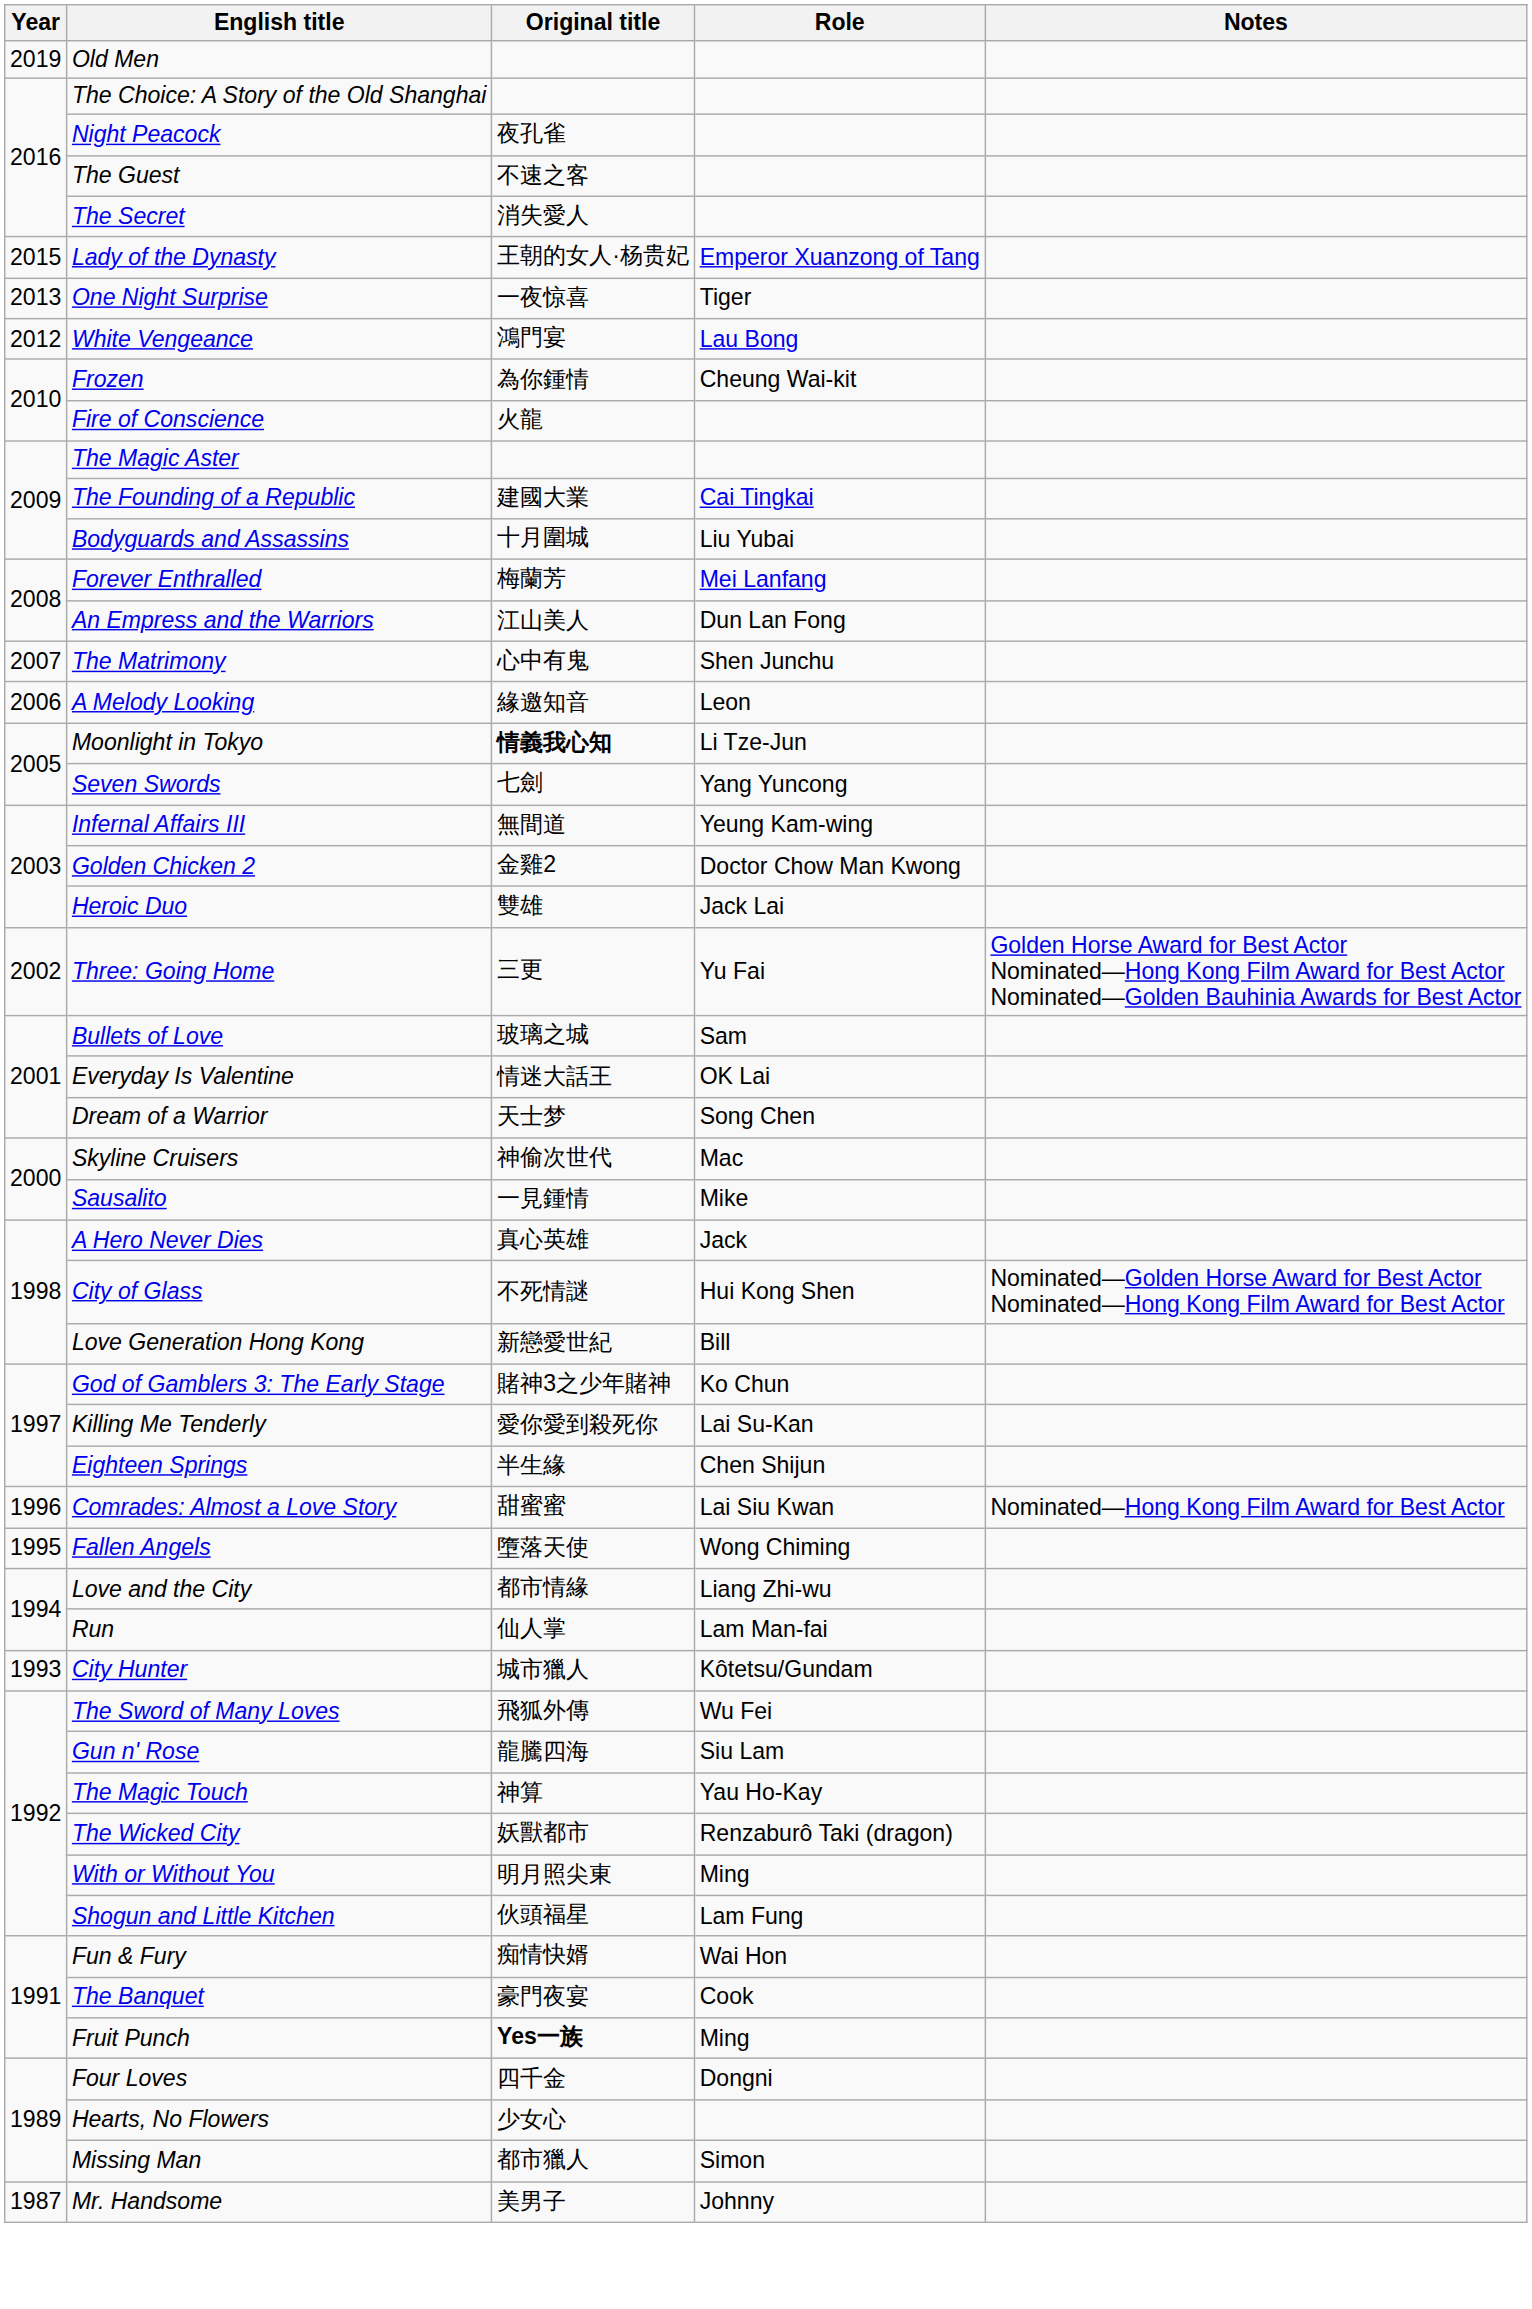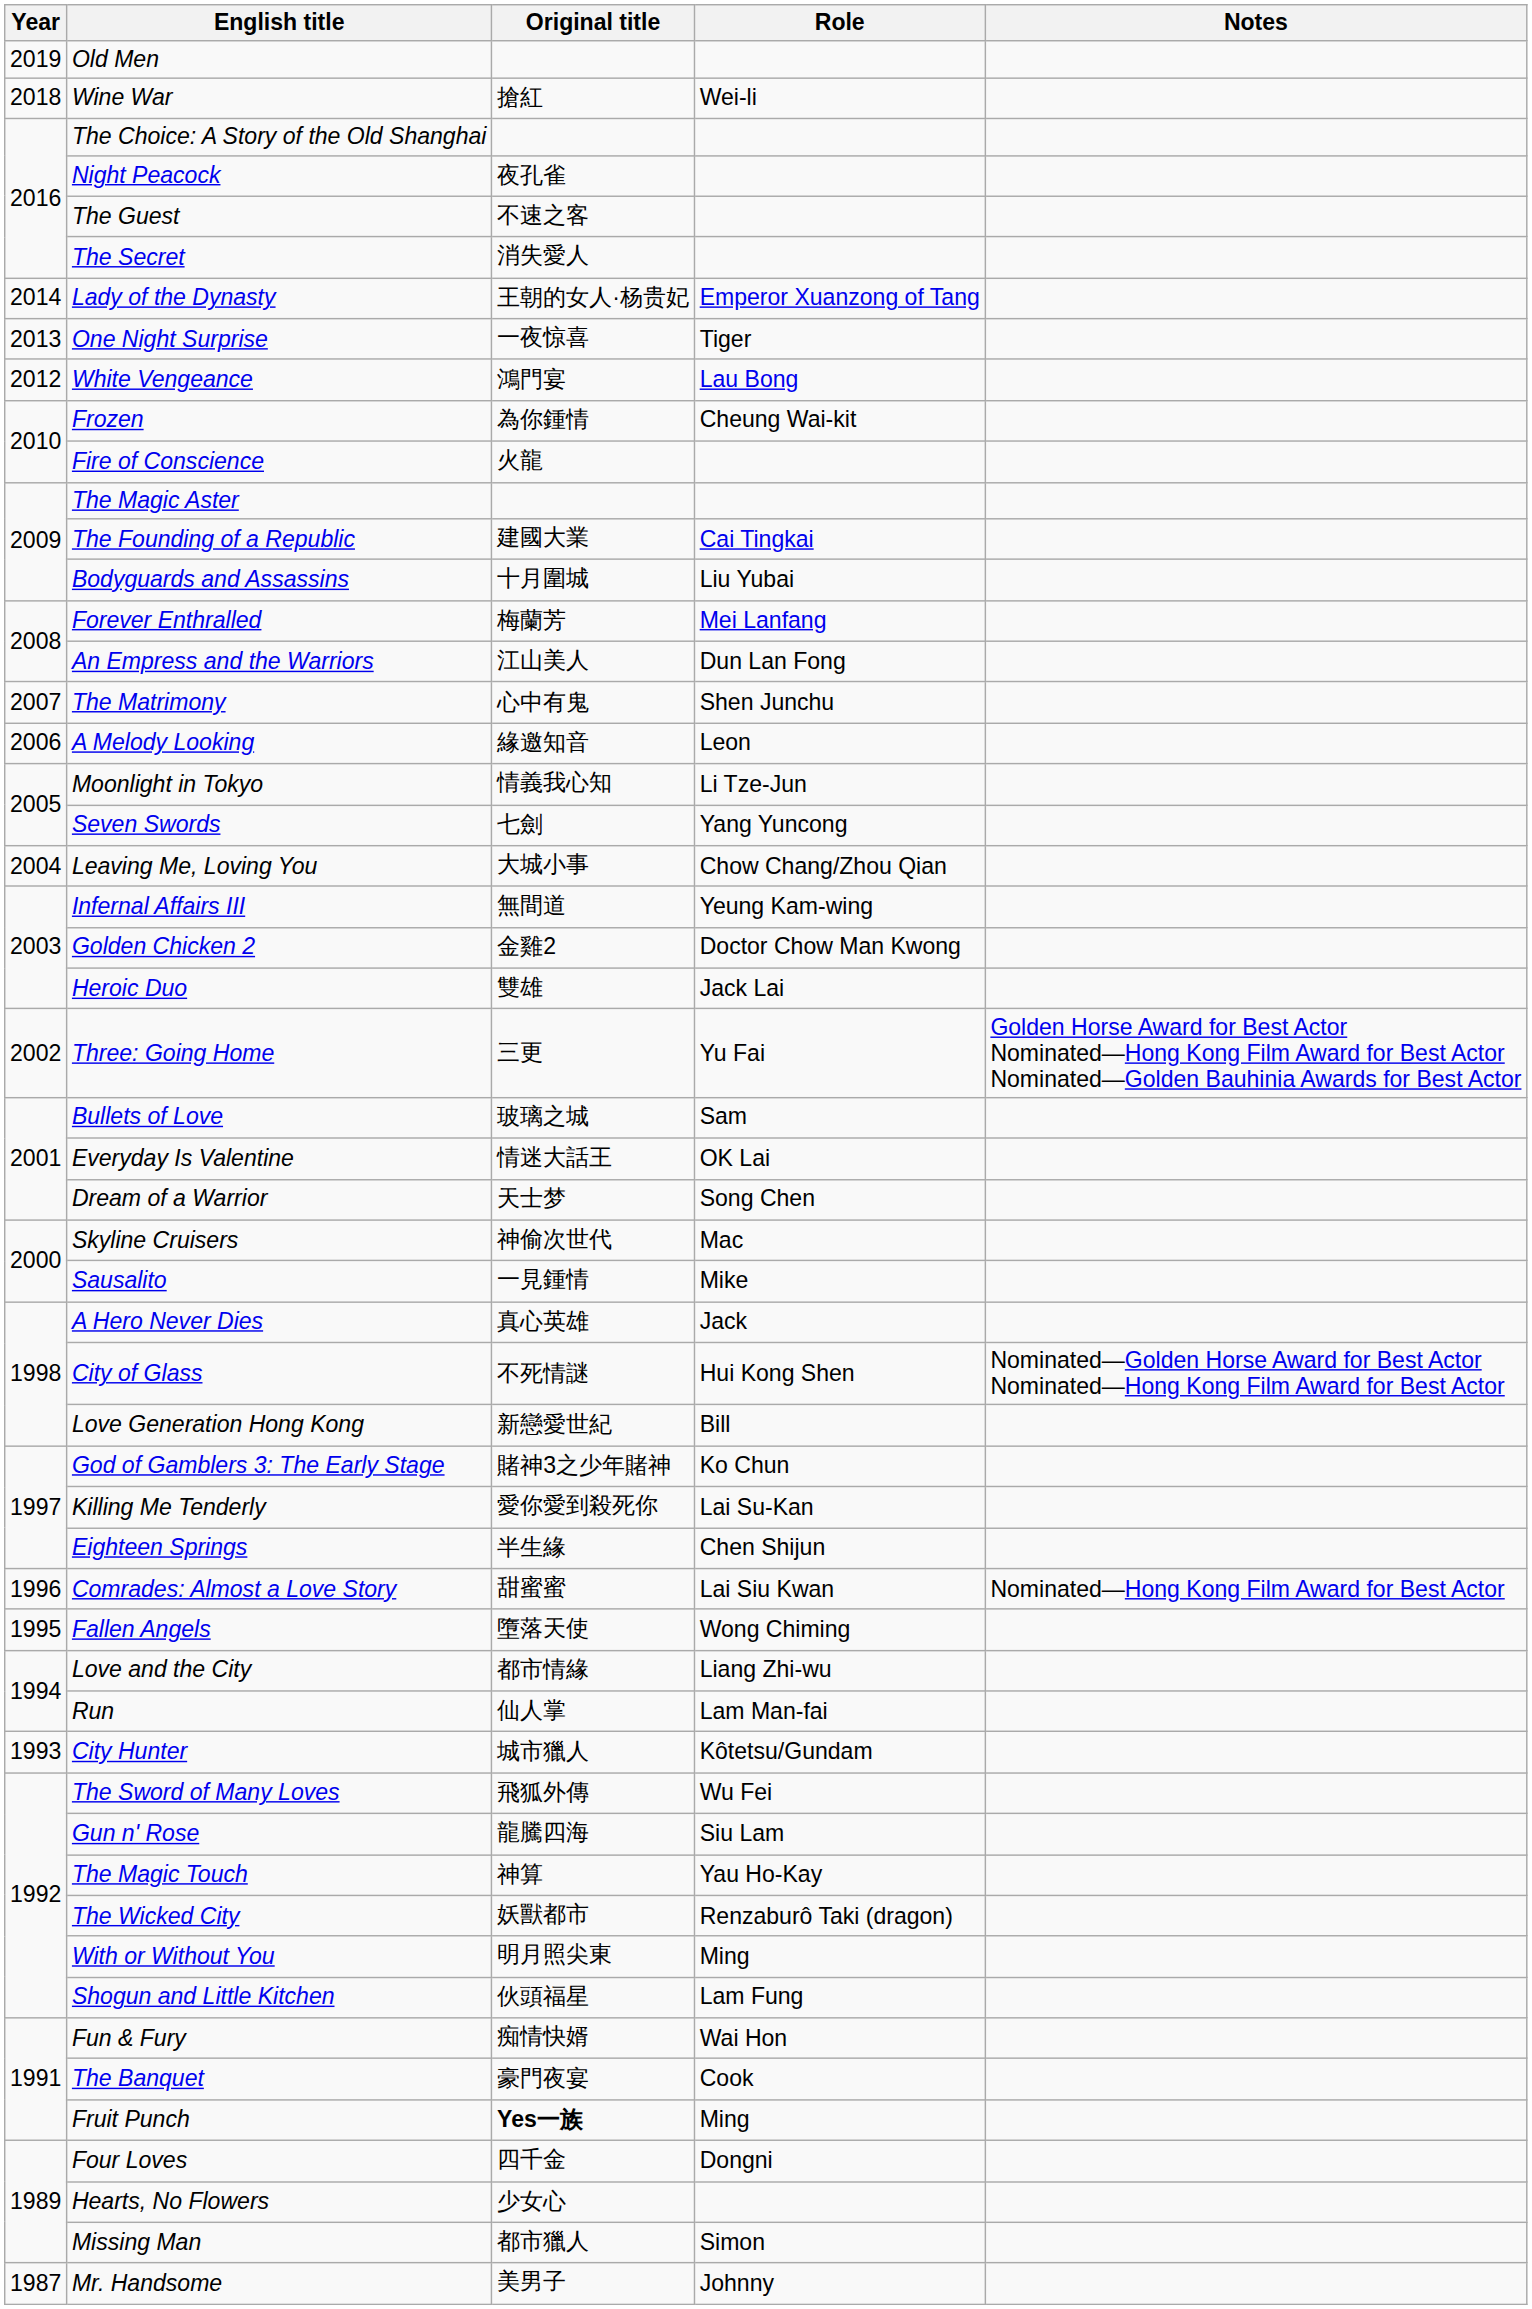+ row: (122, 98)
(36, 257) 2015 -> (36, 297) 2014
(555, 742) bold -> (555, 783) normal
+ row: (195, 865)
